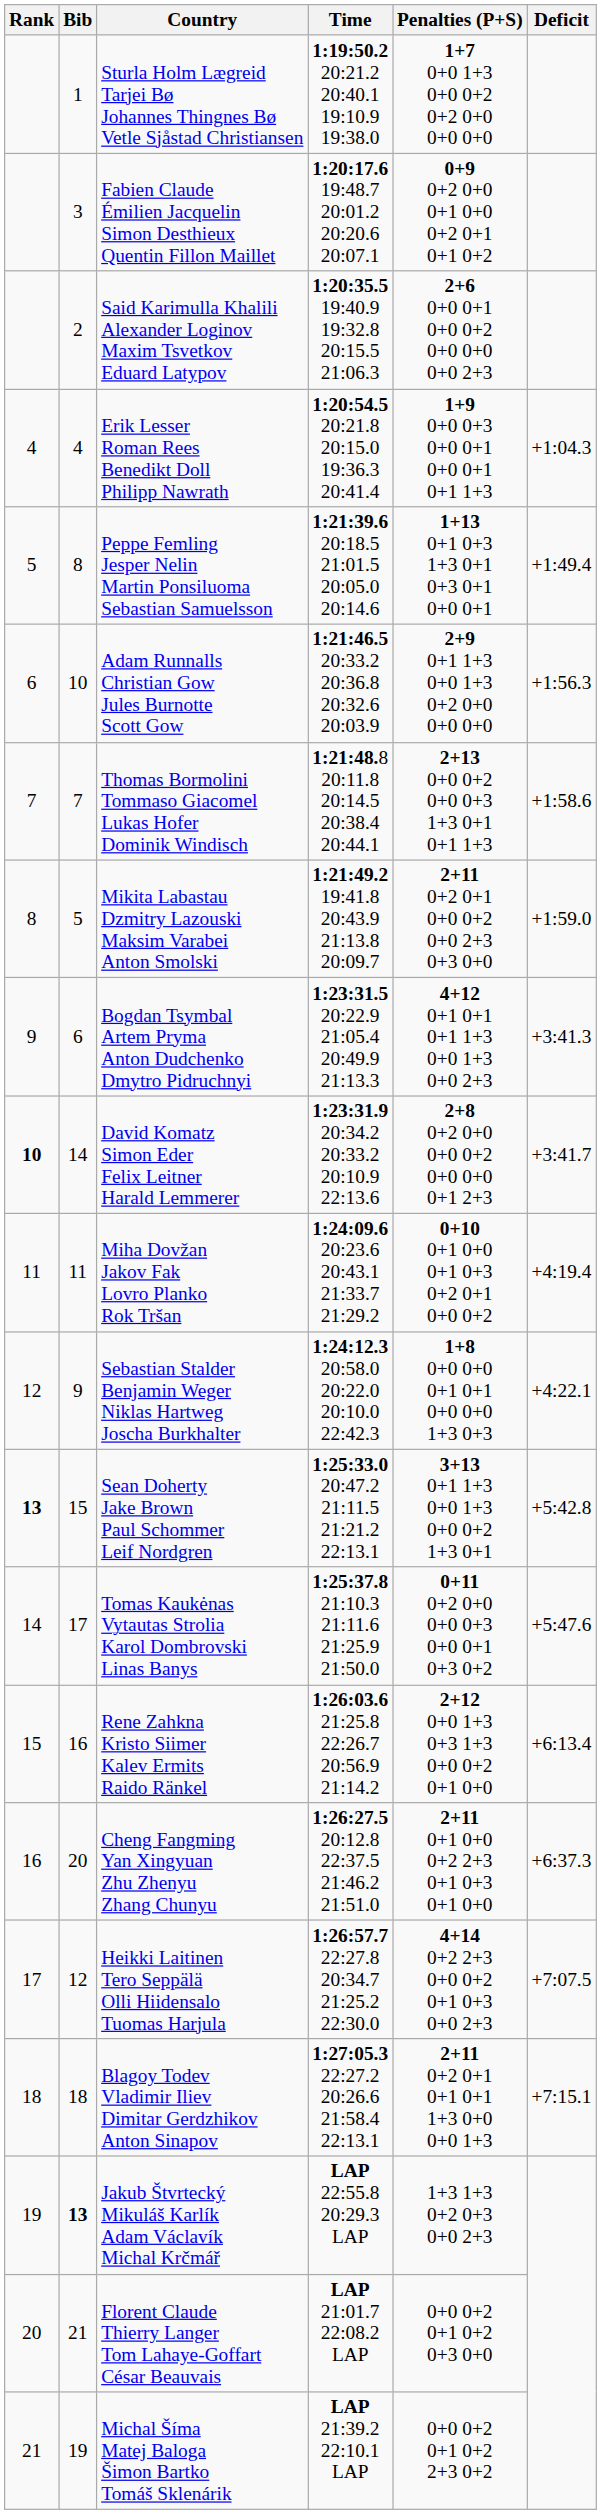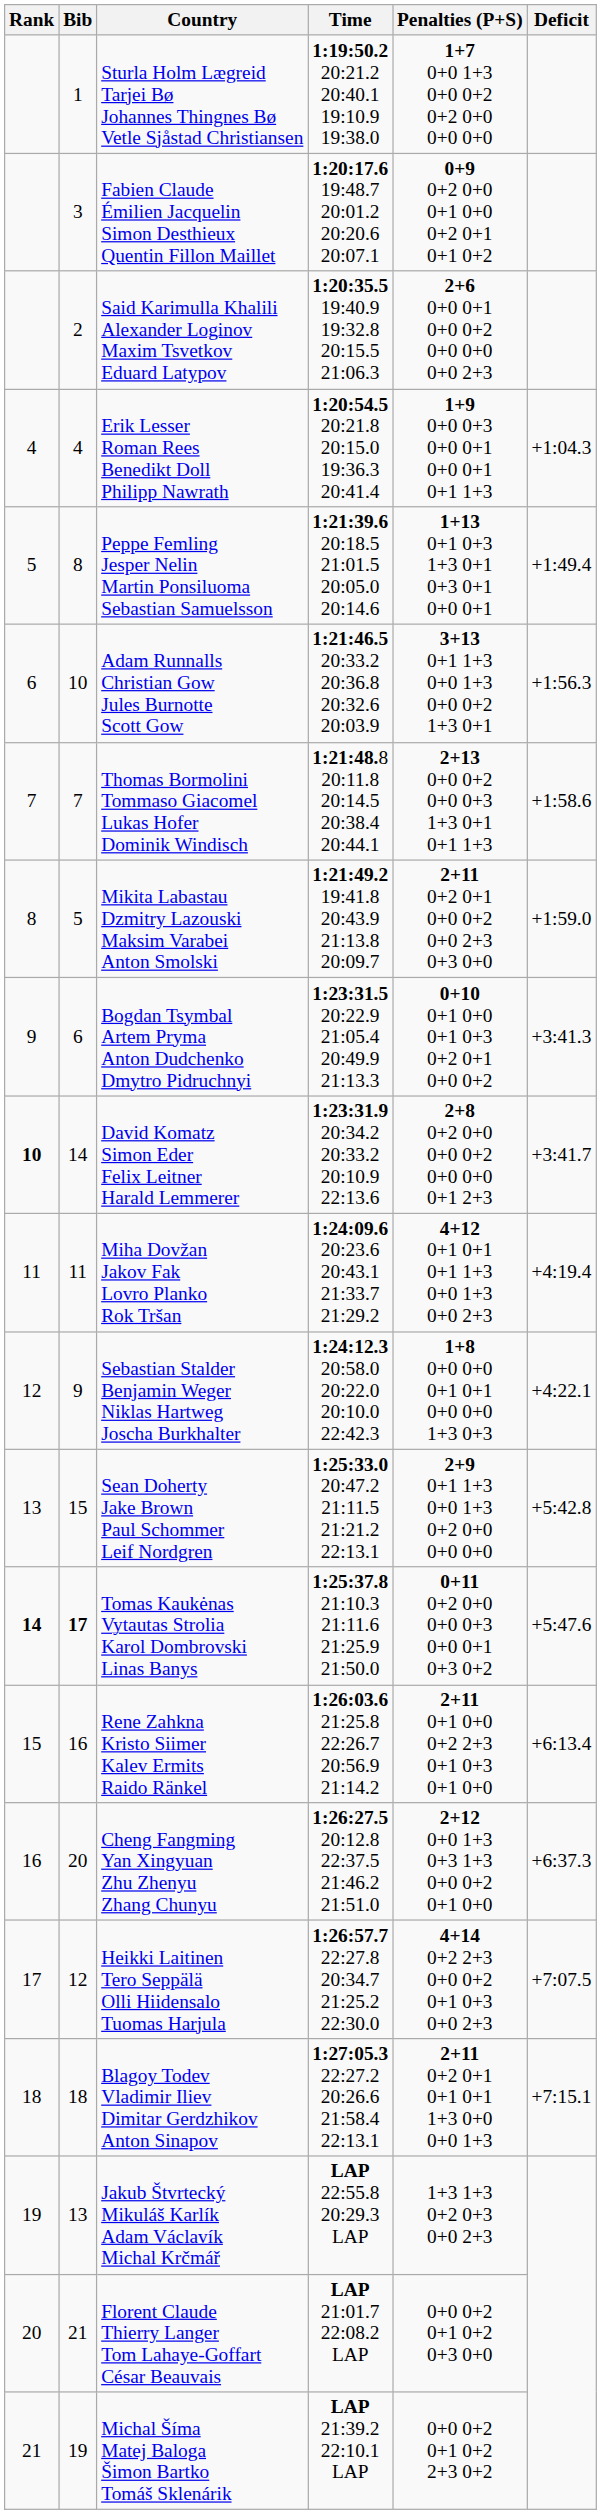(460, 683) 2+9 0+1 1+3 0+0 1+3 0+2 0+0 0+0 0+0 -> (460, 683) 3+13 0+1 1+3 0+0 1+3 0+0 0+2 1+3 0+1
(460, 1036) 4+12 0+1 0+1 0+1 1+3 0+0 1+3 0+0 2+3 -> (460, 1036) 0+10 0+1 0+0 0+1 0+3 0+2 0+1 0+0 0+2
(460, 1272) 0+10 0+1 0+0 0+1 0+3 0+2 0+1 0+0 0+2 -> (460, 1272) 4+12 0+1 0+1 0+1 1+3 0+0 1+3 0+0 2+3
(32, 1508) bold -> (32, 1508) normal
(460, 1508) 3+13 0+1 1+3 0+0 1+3 0+0 0+2 1+3 0+1 -> (460, 1508) 2+9 0+1 1+3 0+0 1+3 0+2 0+0 0+0 0+0
(32, 1625) normal -> (32, 1625) bold
(78, 1625) normal -> (78, 1625) bold
(460, 1743) 2+12 0+0 1+3 0+3 1+3 0+0 0+2 0+1 0+0 -> (460, 1743) 2+11 0+1 0+0 0+2 2+3 0+1 0+3 0+1 0+0
(460, 1861) 2+11 0+1 0+0 0+2 2+3 0+1 0+3 0+1 0+0 -> (460, 1861) 2+12 0+0 1+3 0+3 1+3 0+0 0+2 0+1 0+0
(78, 2214) bold -> (78, 2214) normal
